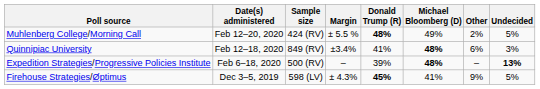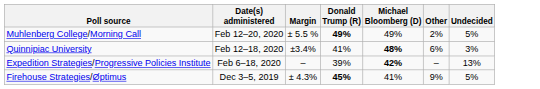- column: (306, 16)
(382, 35) 48% -> (342, 35) 49%
(433, 63) 48% -> (393, 63) 42%
(512, 63) bold -> (472, 63) normal
